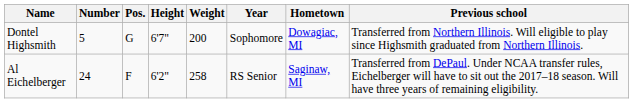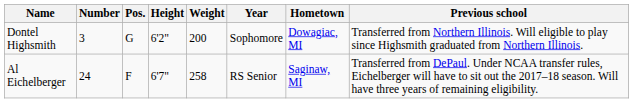(82, 38) 5 -> (82, 38) 3
(160, 38) 6'7" -> (160, 38) 6'2"
(160, 76) 6'2" -> (160, 76) 6'7"
